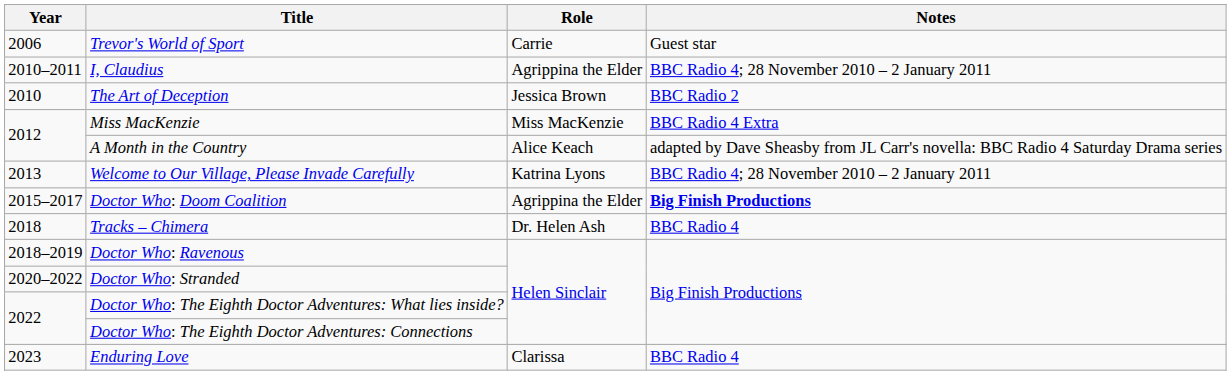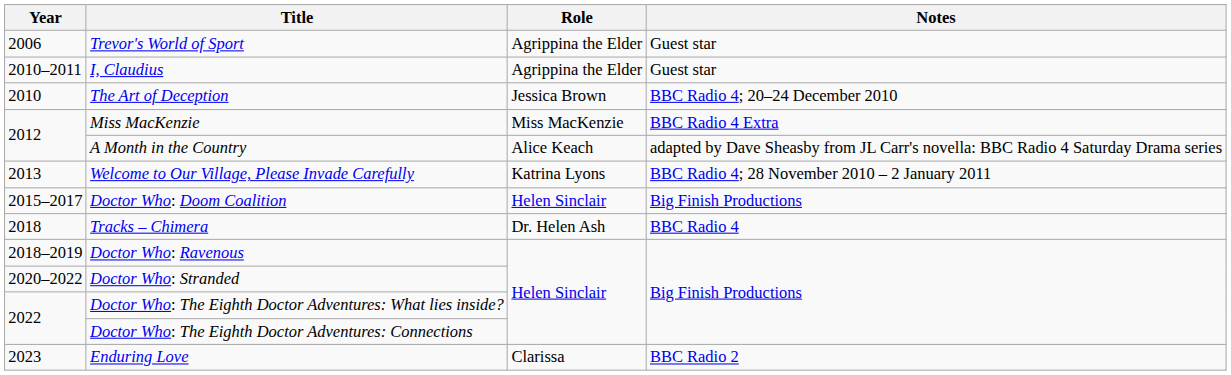(532, 43) Carrie -> (577, 43) Agrippina the Elder
(821, 69) BBC Radio 4; 28 November 2010 – 2 January 2011 -> (683, 69) Guest star
(694, 95) BBC Radio 2 -> (774, 95) BBC Radio 4; 20–24 December 2010
(577, 200) Agrippina the Elder -> (559, 200) Helen Sinclair
(730, 200) bold -> (726, 200) normal
(694, 357) BBC Radio 4 -> (694, 357) BBC Radio 2
